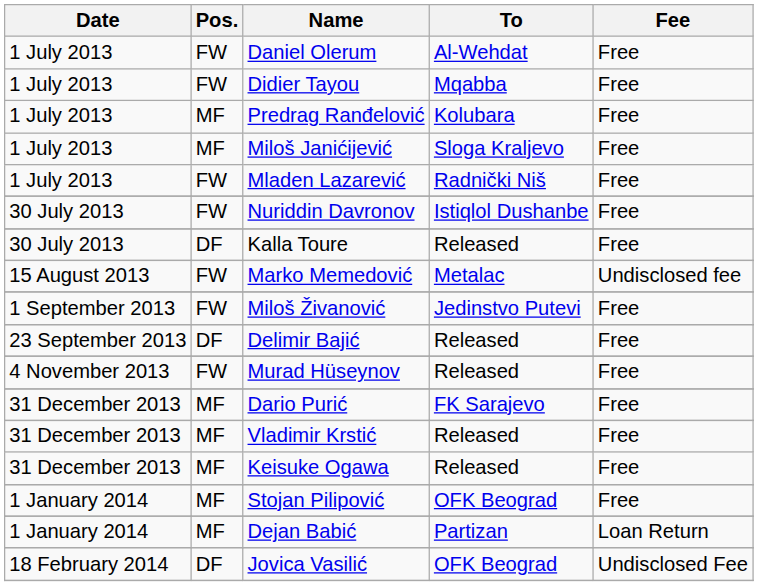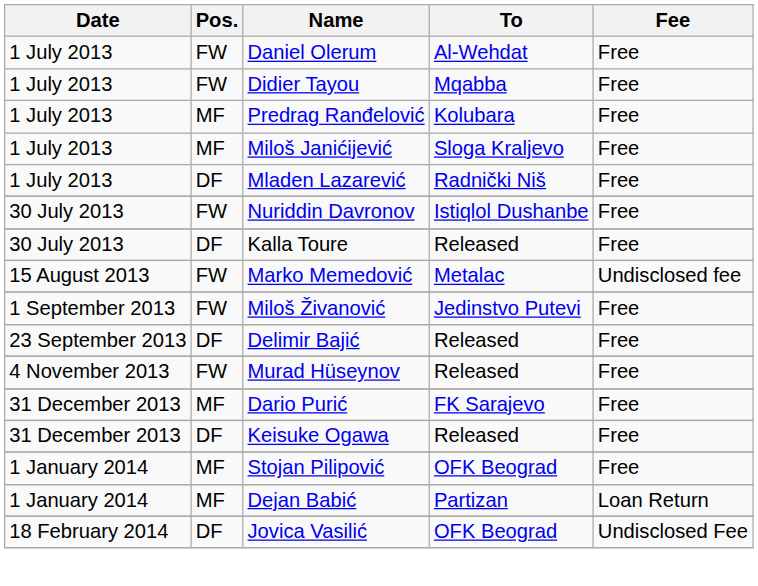(211, 180) FW -> (209, 180) DF
- row: (312, 436)
(210, 468) MF -> (209, 436) DF
